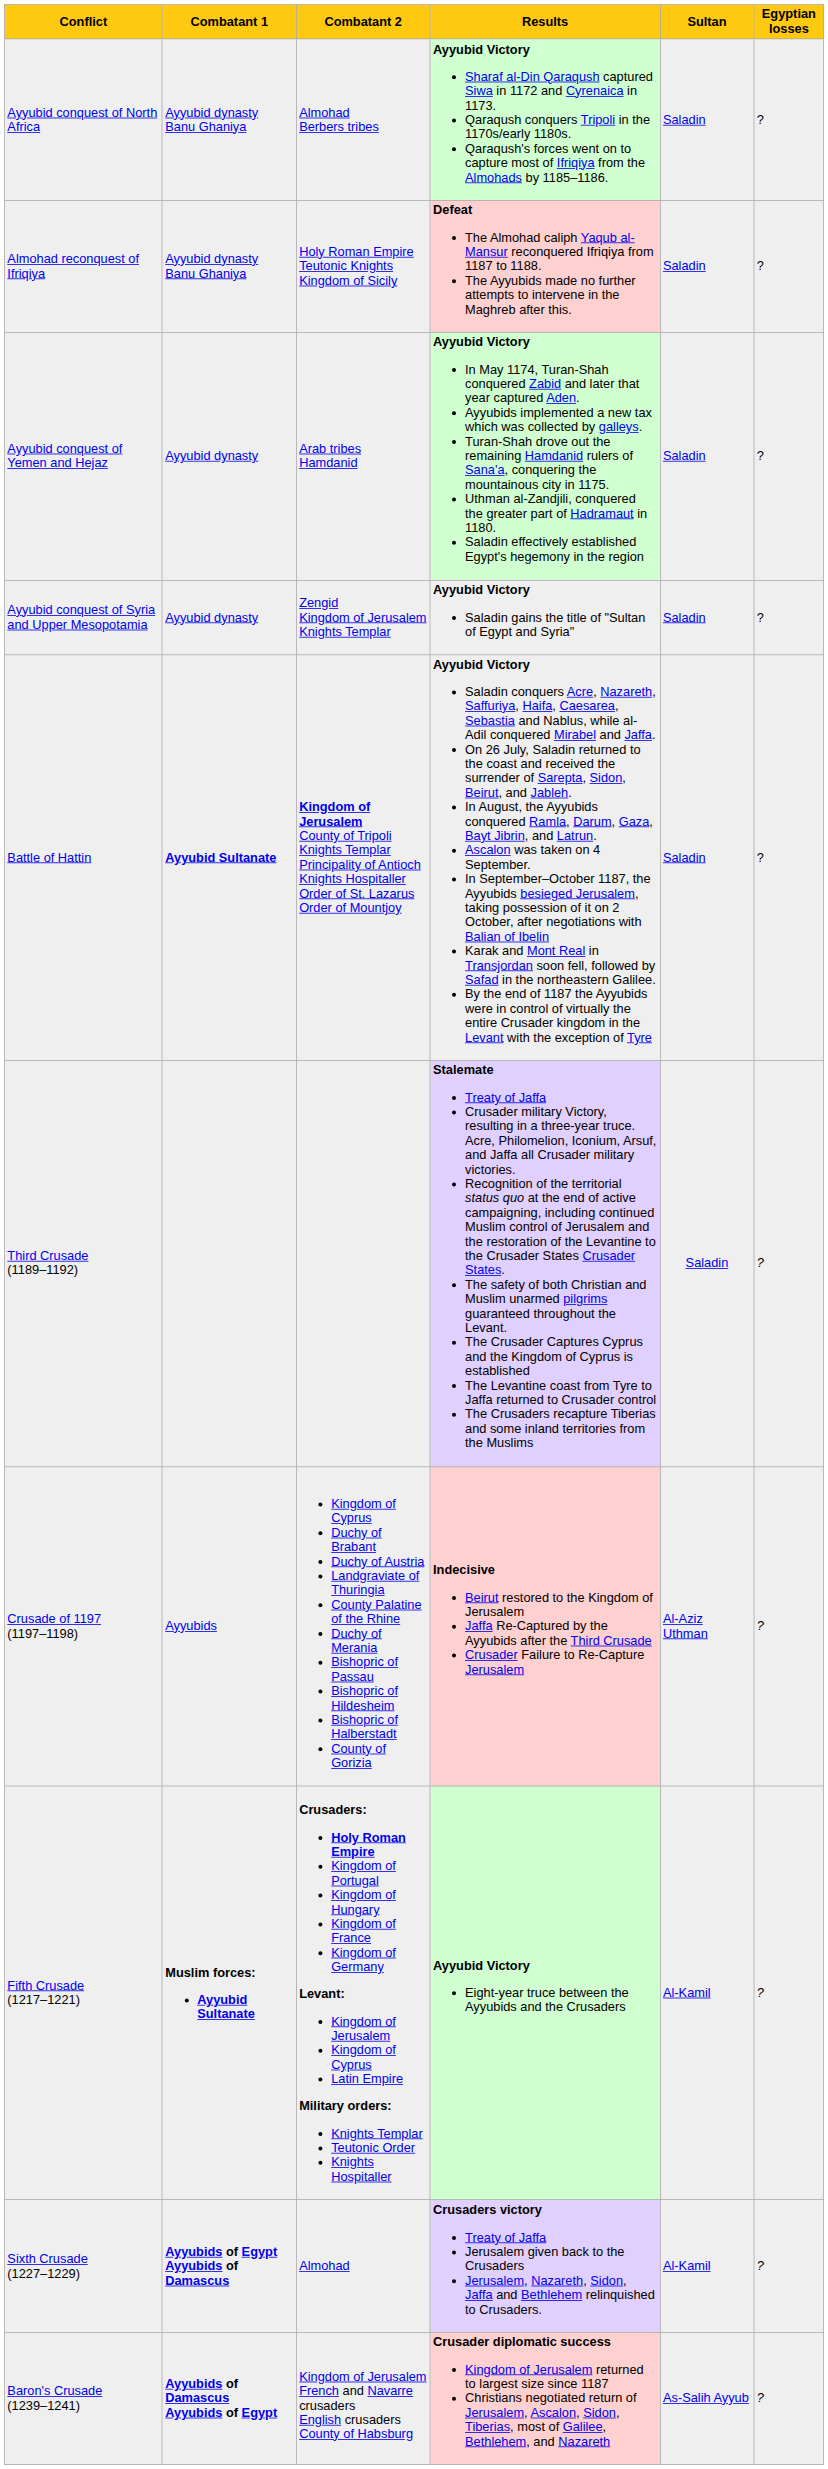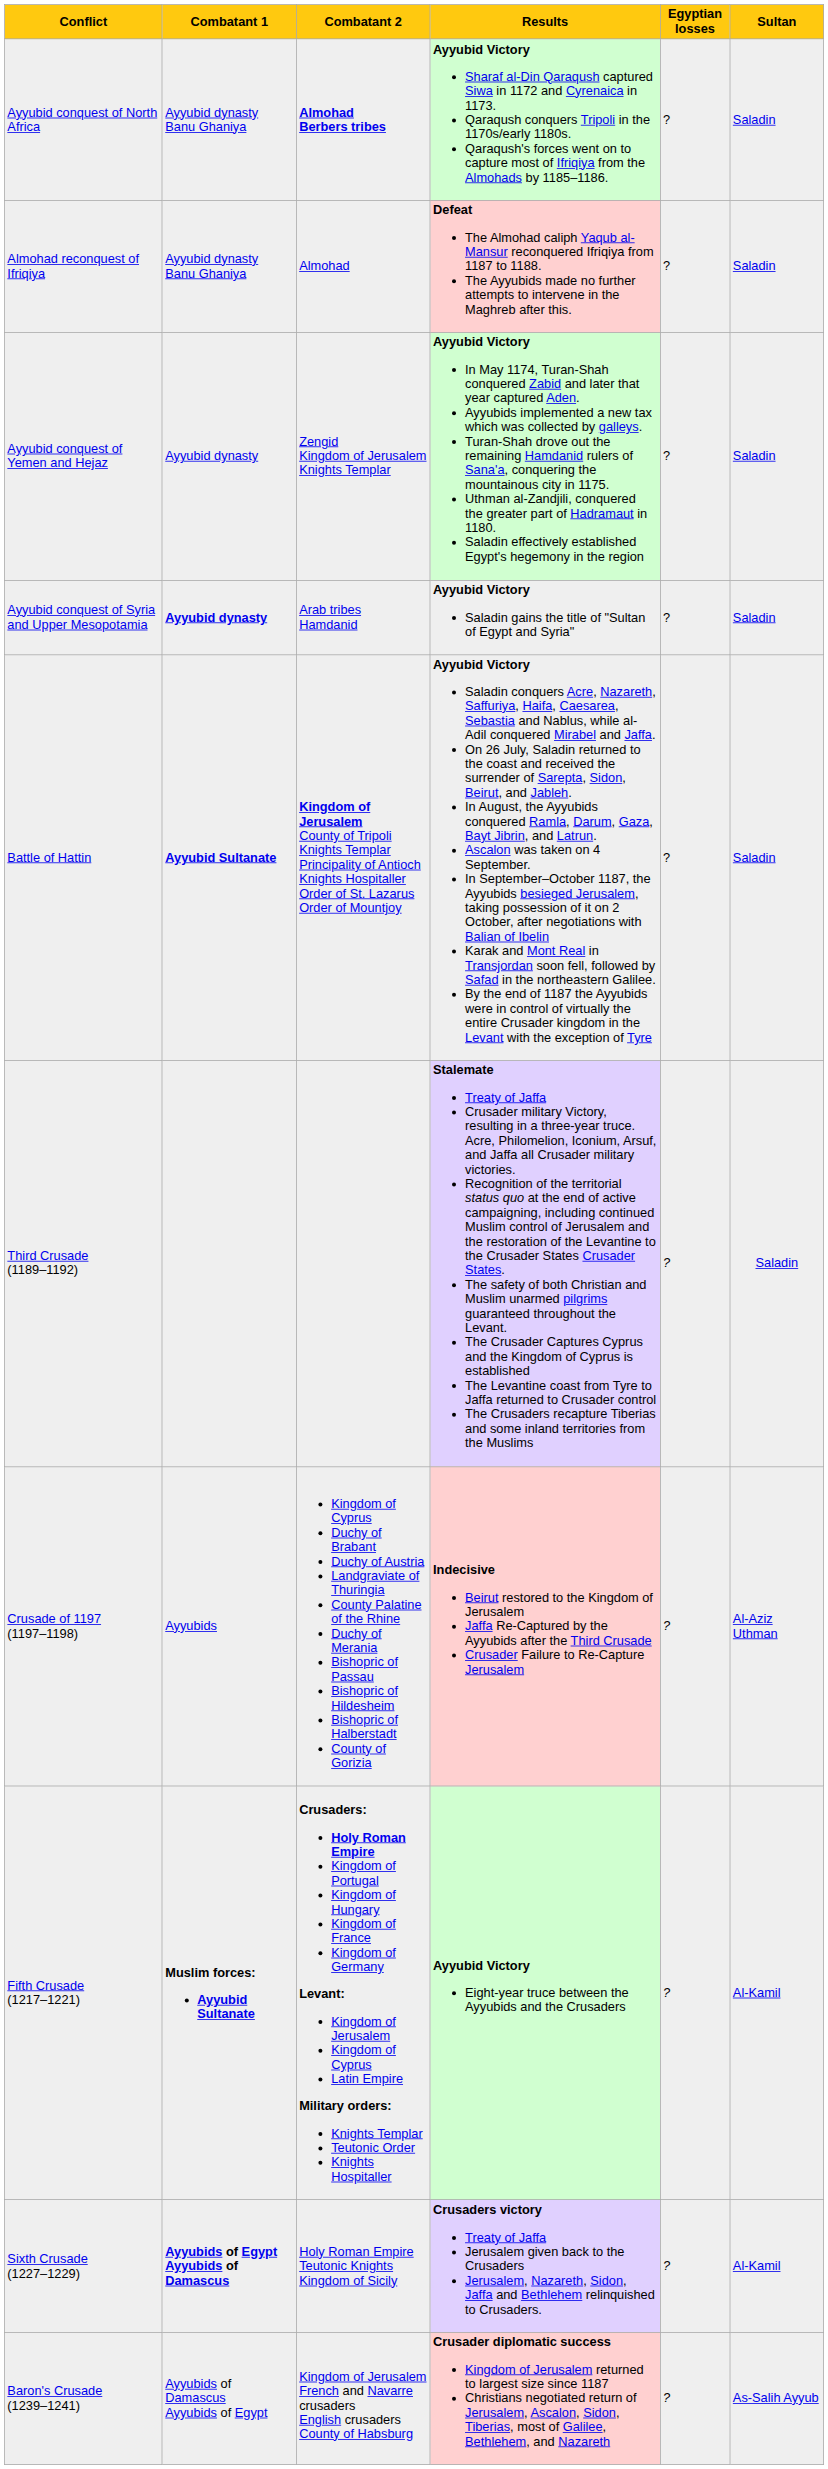columns swapped: (707, 21) <-> (789, 21)
(339, 119) normal -> (343, 119) bold
(356, 266) Holy Roman Empire Teutonic Knights Kingdom of Sicily -> (324, 266) Almohad
(330, 456) Arab tribes Hamdanid -> (363, 456) Zengid Kingdom of Jerusalem Knights Templar
(212, 617) normal -> (216, 617) bold
(363, 617) Zengid Kingdom of Jerusalem Knights Templar -> (330, 617) Arab tribes Hamdanid
(324, 2266) Almohad -> (356, 2266) Holy Roman Empire Teutonic Knights Kingdom of Sicily
(221, 2398) bold -> (216, 2398) normal
